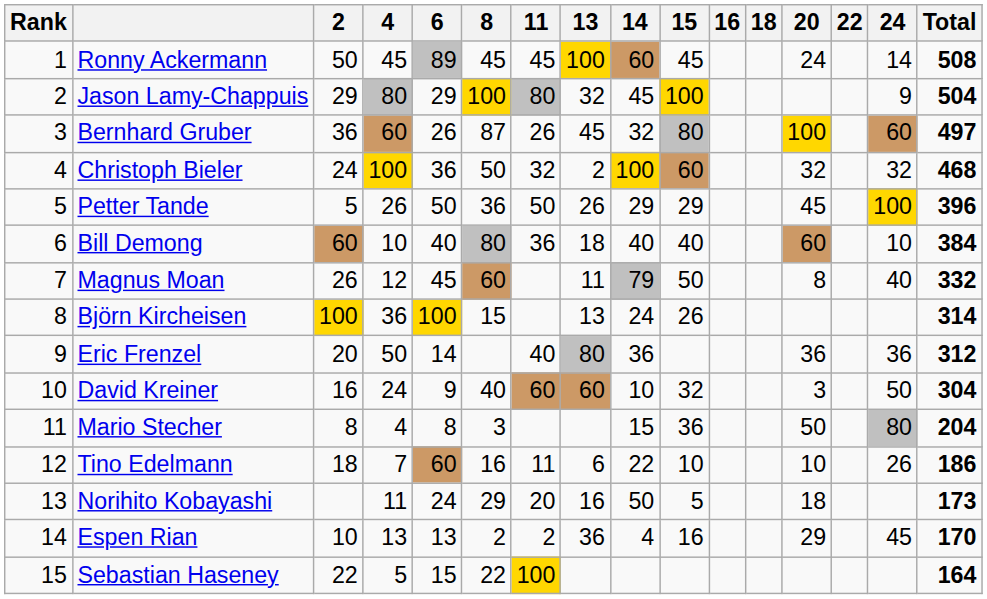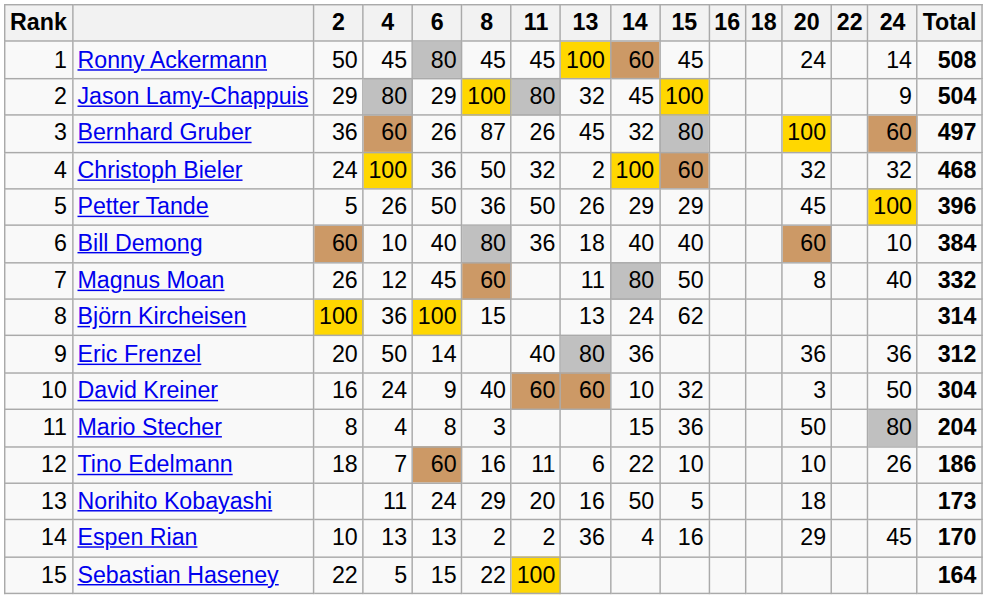(444, 59) 89 -> (444, 59) 80
(641, 280) 79 -> (641, 280) 80
(691, 317) 26 -> (691, 317) 62
